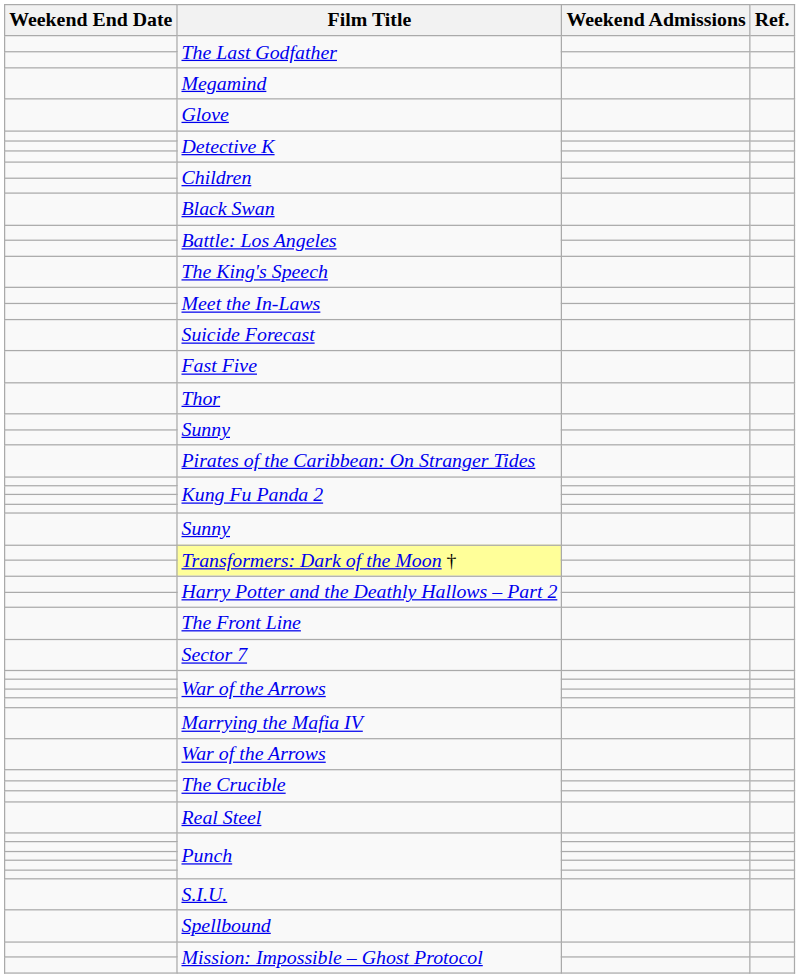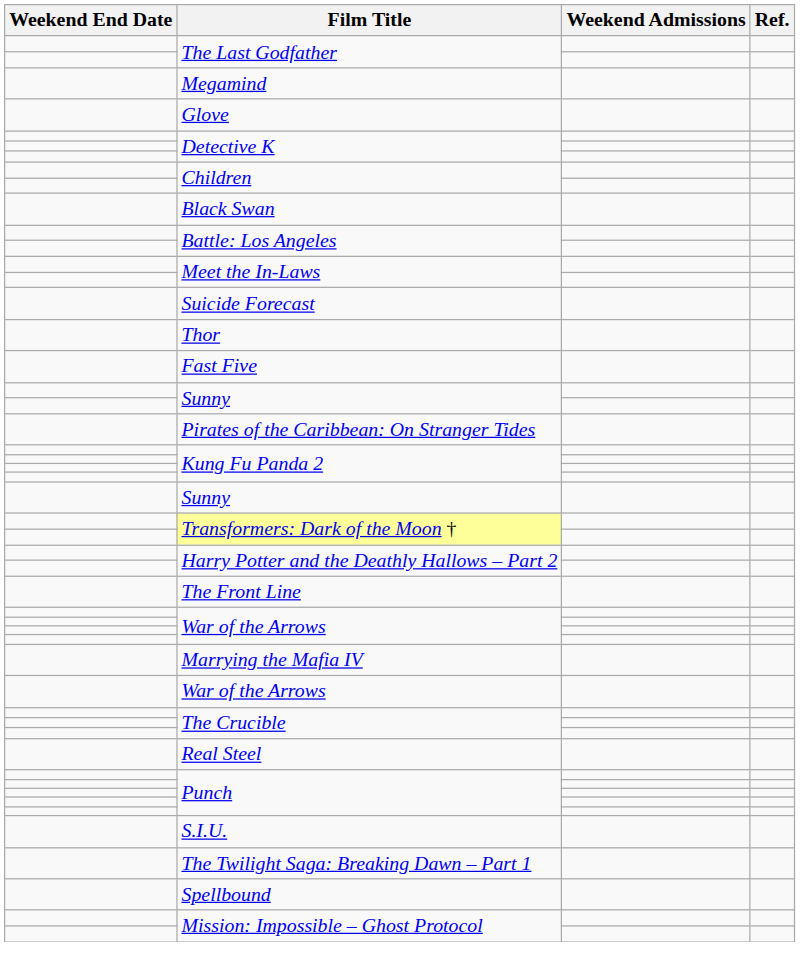- row: (91, 272)
rows swapped: (91, 366) <-> (91, 398)
- row: (91, 655)
+ row: (91, 863)
